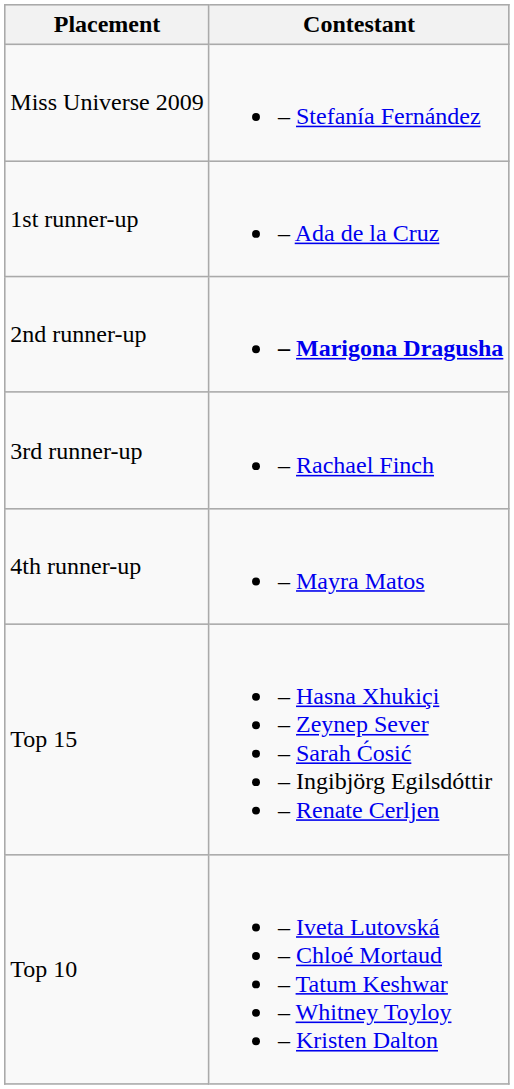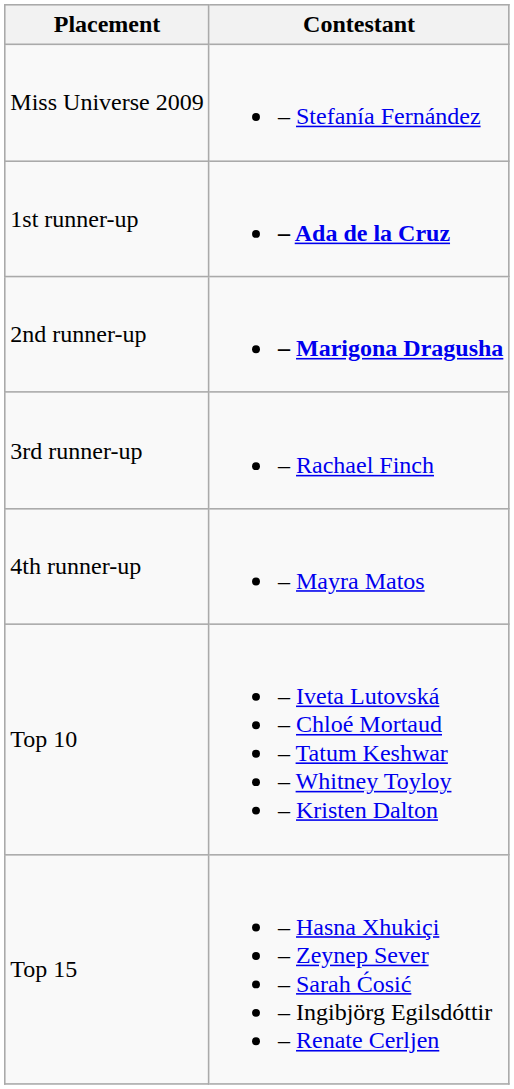(359, 233) normal -> (359, 233) bold
rows swapped: (44, 969) <-> (44, 739)
